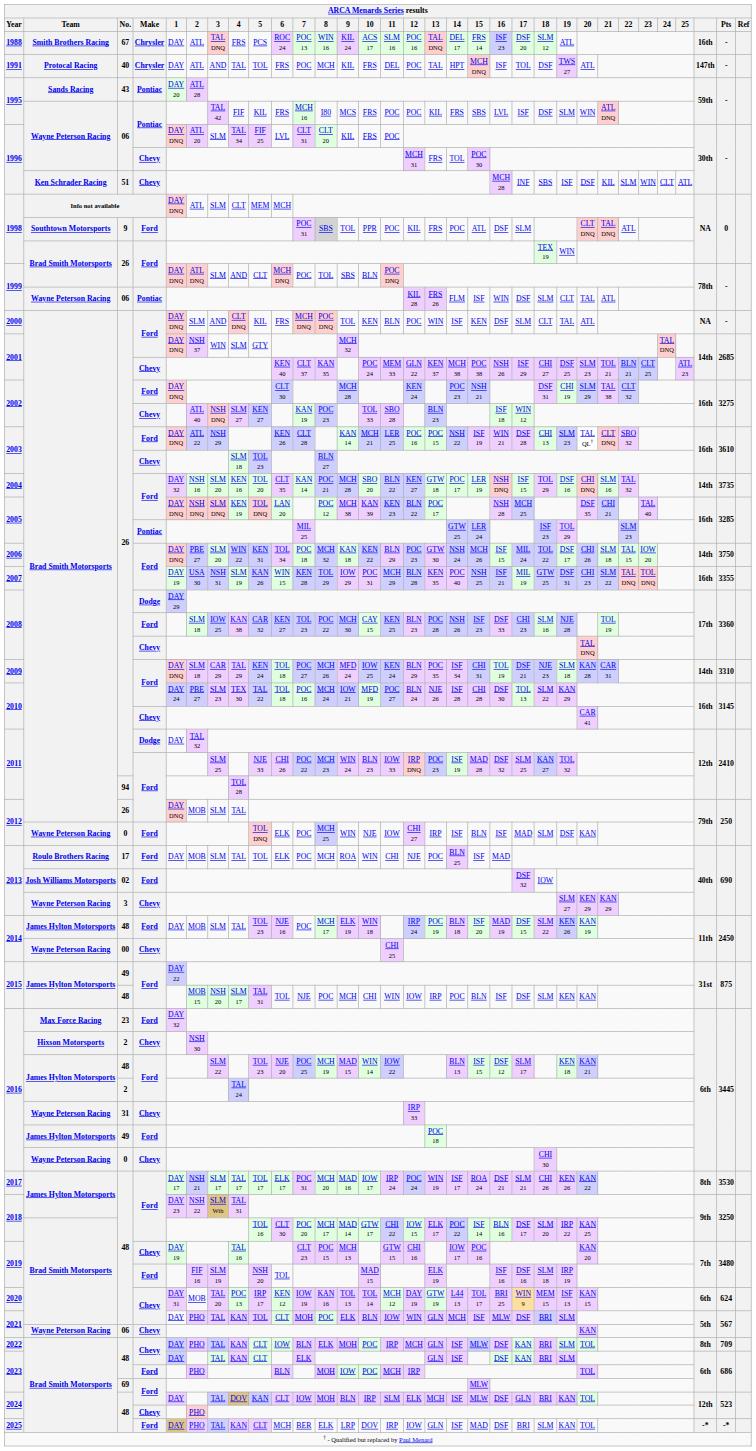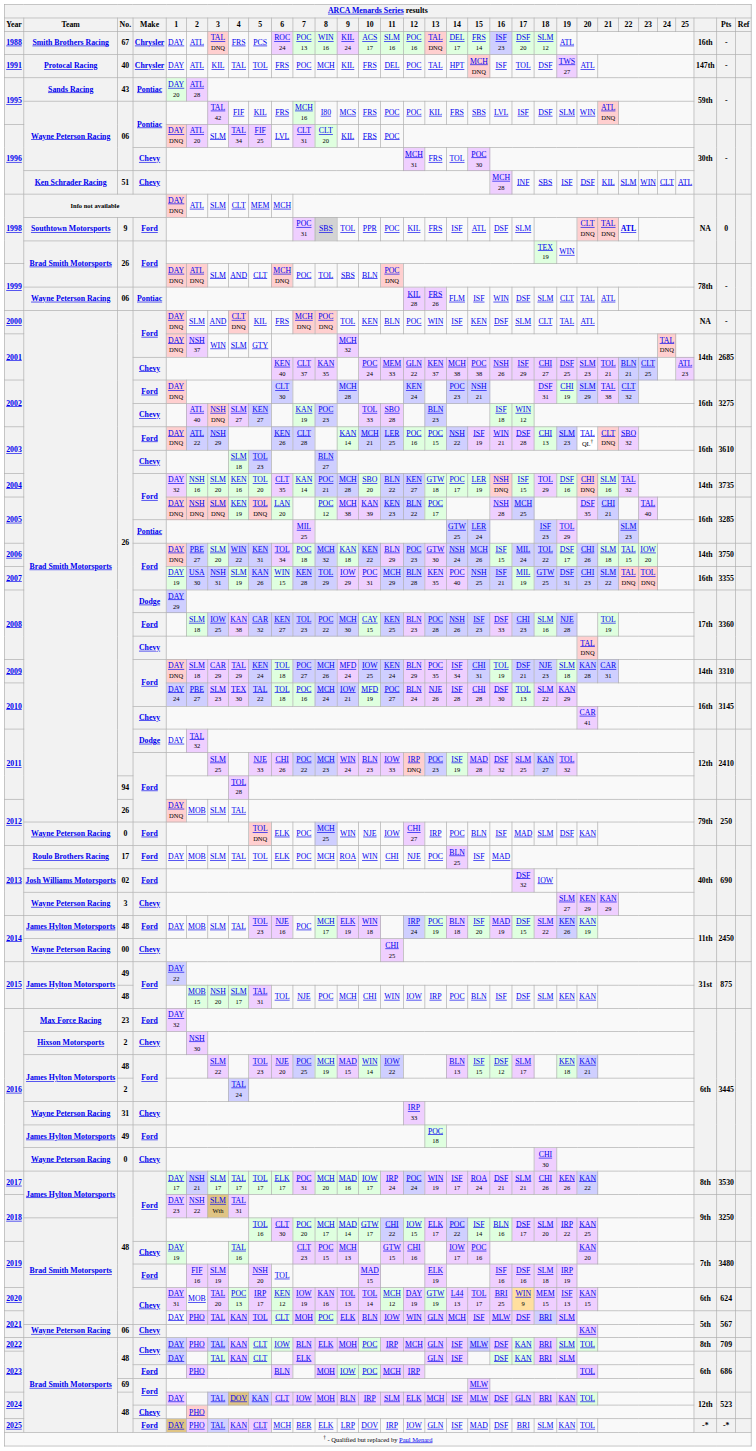(218, 66) AND -> (218, 66) KIL
(457, 229) POC -> (457, 229) ISF
(628, 229) normal -> (628, 229) bold
(457, 834) ISF -> (457, 834) POC
